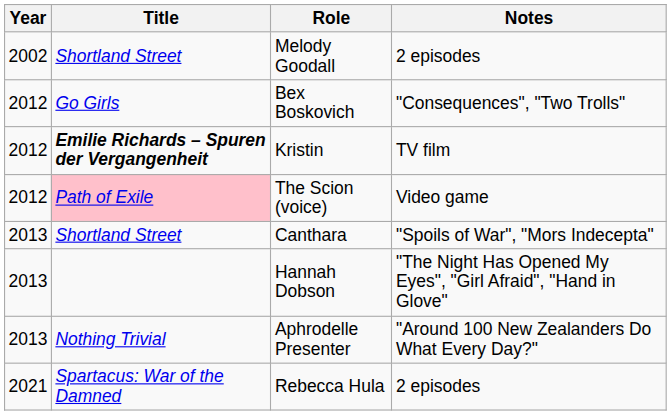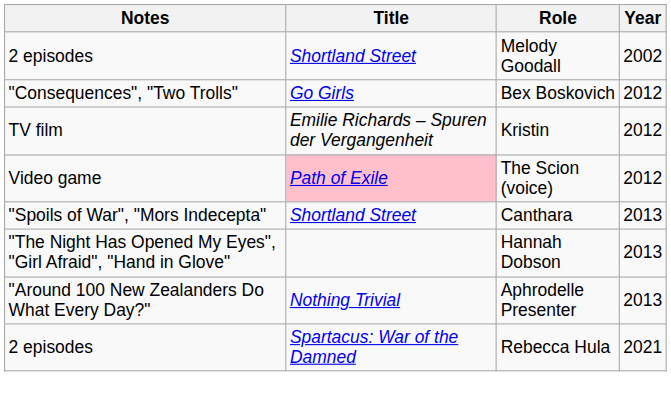columns swapped: (28, 18) <-> (529, 18)
(161, 150) bold -> (388, 130) normal
